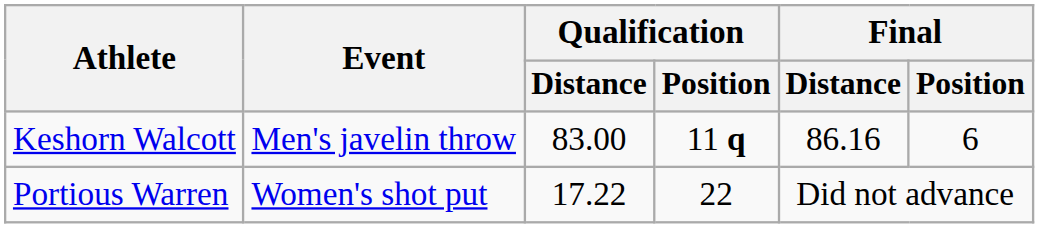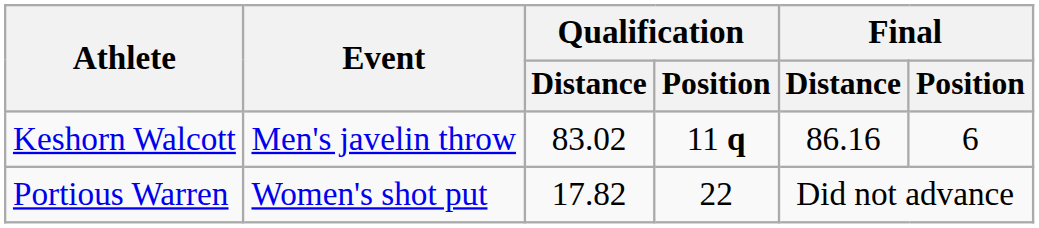(589, 139) 83.00 -> (589, 139) 83.02
(589, 193) 17.22 -> (589, 193) 17.82
